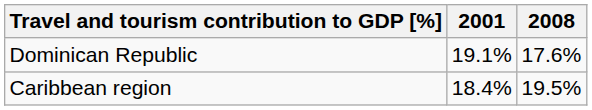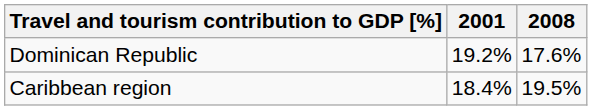(482, 54) 19.1% -> (482, 54) 19.2%
